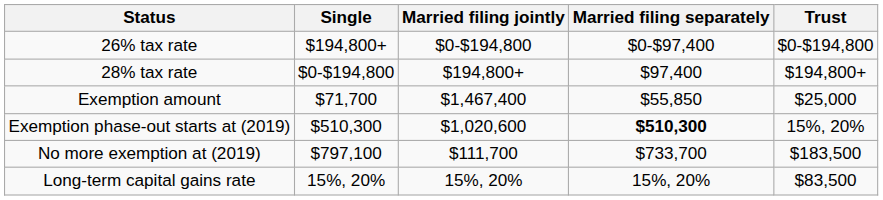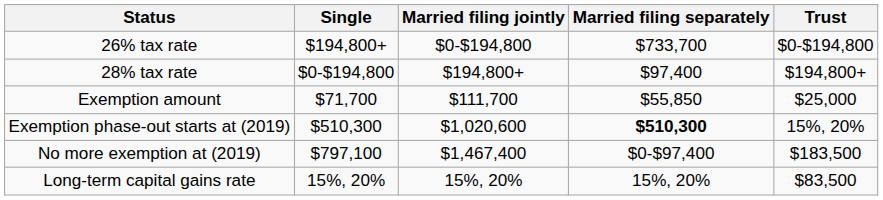(671, 45) $0-$97,400 -> (671, 45) $733,700
(483, 99) $1,467,400 -> (483, 99) $111,700
(483, 153) $111,700 -> (483, 153) $1,467,400
(671, 153) $733,700 -> (671, 153) $0-$97,400
